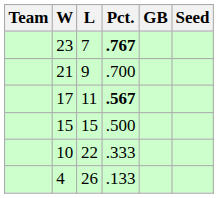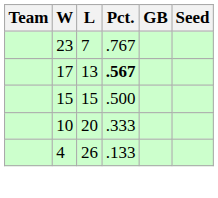(121, 44) bold -> (121, 44) normal
- row: (65, 71)
(89, 98) 11 -> (89, 71) 13
(89, 152) 22 -> (89, 125) 20
